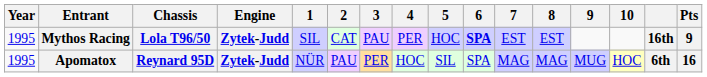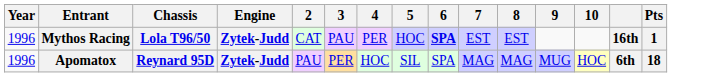- column: (310, 16)
(21, 38) 1995 -> (21, 38) 1996
(689, 38) 9 -> (654, 38) 1
(21, 61) 1995 -> (21, 61) 1996
(689, 61) 16 -> (654, 61) 18
